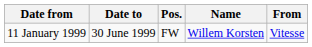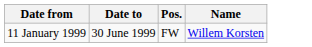- column: (287, 14)
